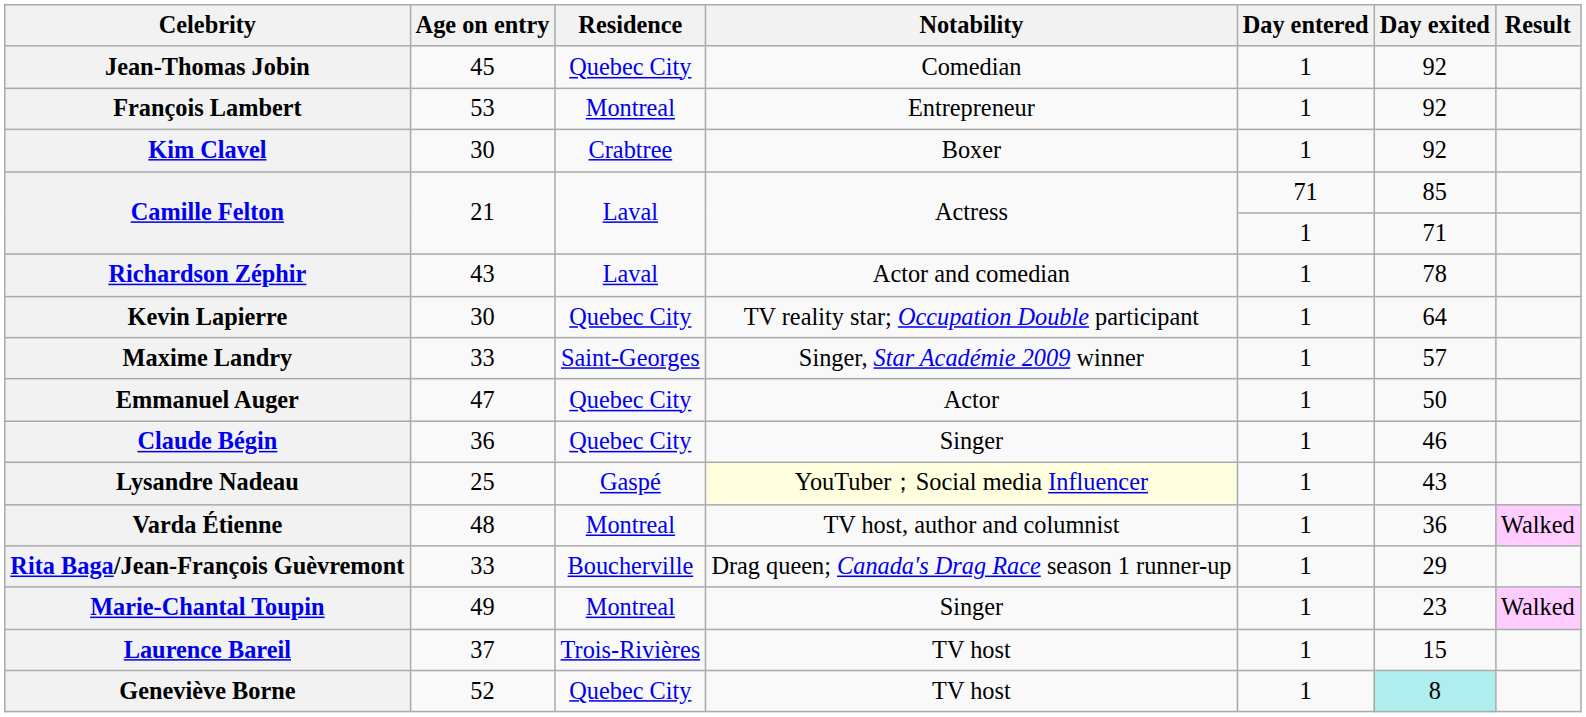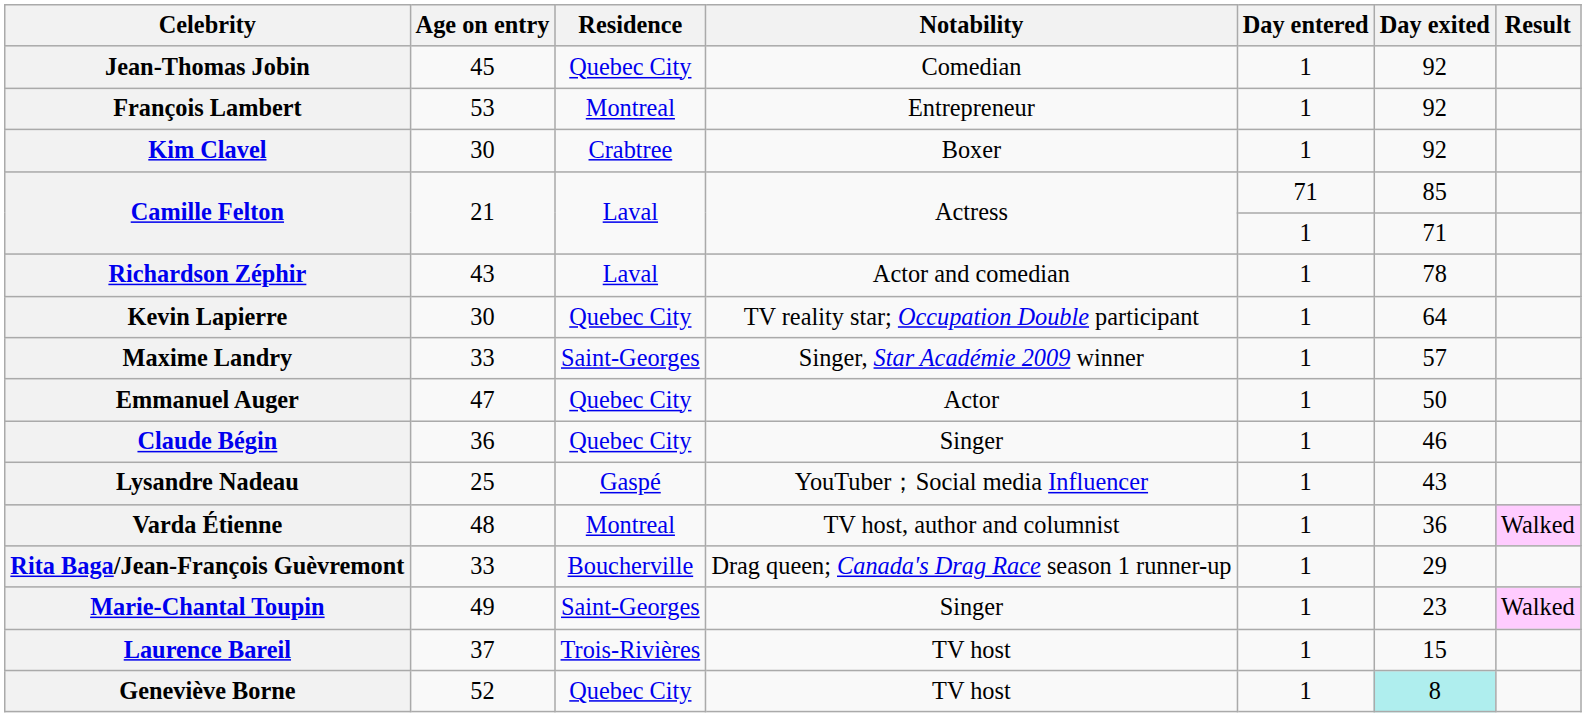(971, 483) lightyellow background -> (971, 483) no background
(630, 607) Montreal -> (630, 607) Saint-Georges
